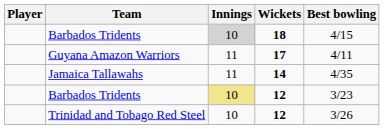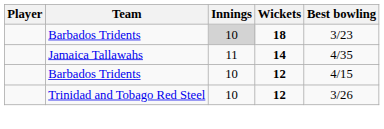(341, 34) 4/15 -> (341, 34) 3/23
- row: (114, 54)
(232, 94) khaki background -> (232, 74) no background
(341, 94) 3/23 -> (341, 74) 4/15
